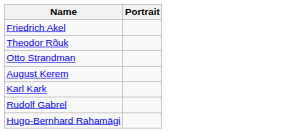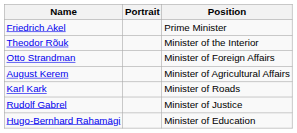+ column: (227, 12)
